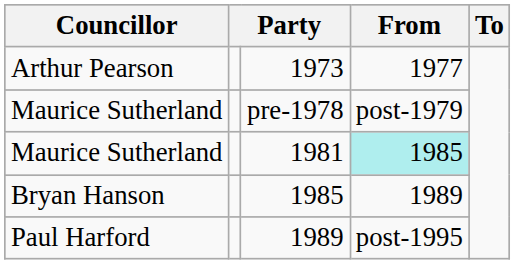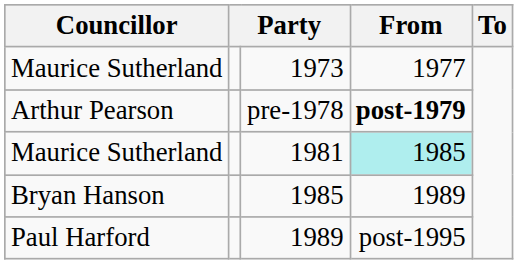(92, 68) Arthur Pearson -> (117, 68) Maurice Sutherland
(117, 110) Maurice Sutherland -> (92, 110) Arthur Pearson
(409, 110) normal -> (411, 110) bold
